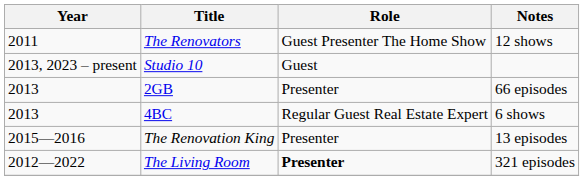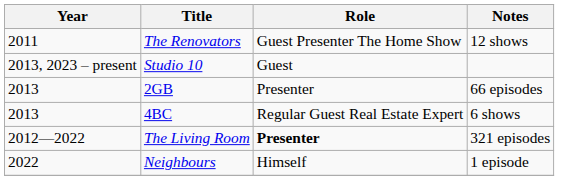- row: (209, 138)
+ row: (180, 162)
